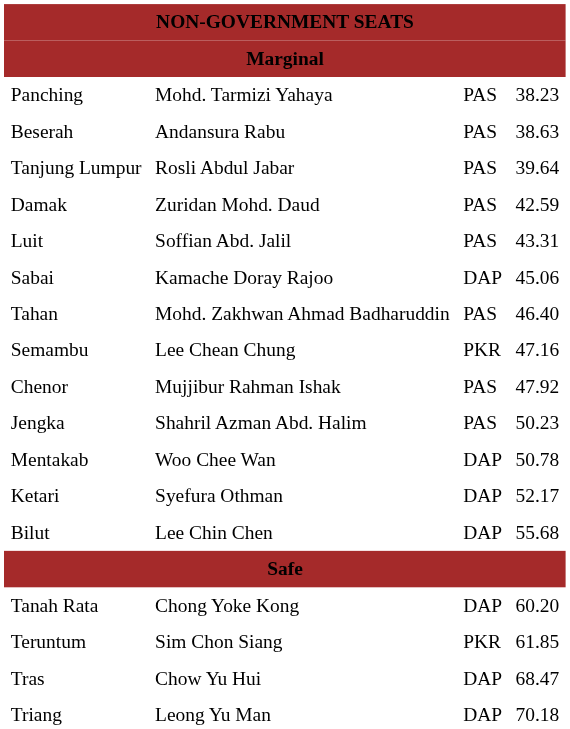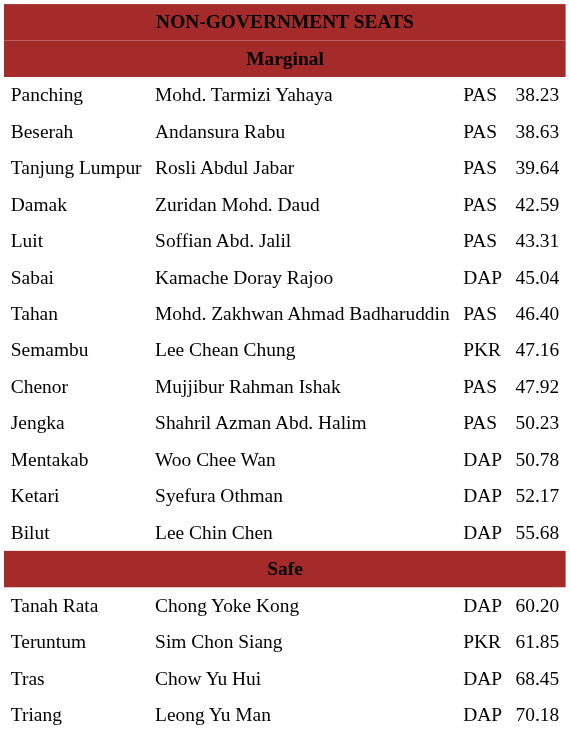(537, 276) 45.06 -> (537, 276) 45.04
(537, 677) 68.47 -> (537, 677) 68.45
